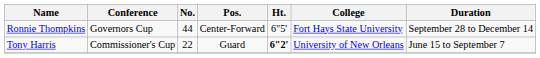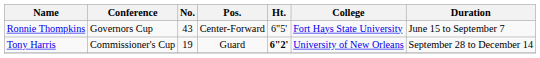(187, 28) 44 -> (187, 28) 43
(471, 28) September 28 to December 14 -> (457, 28) June 15 to September 7
(187, 45) 22 -> (187, 45) 19
(457, 45) June 15 to September 7 -> (471, 45) September 28 to December 14
